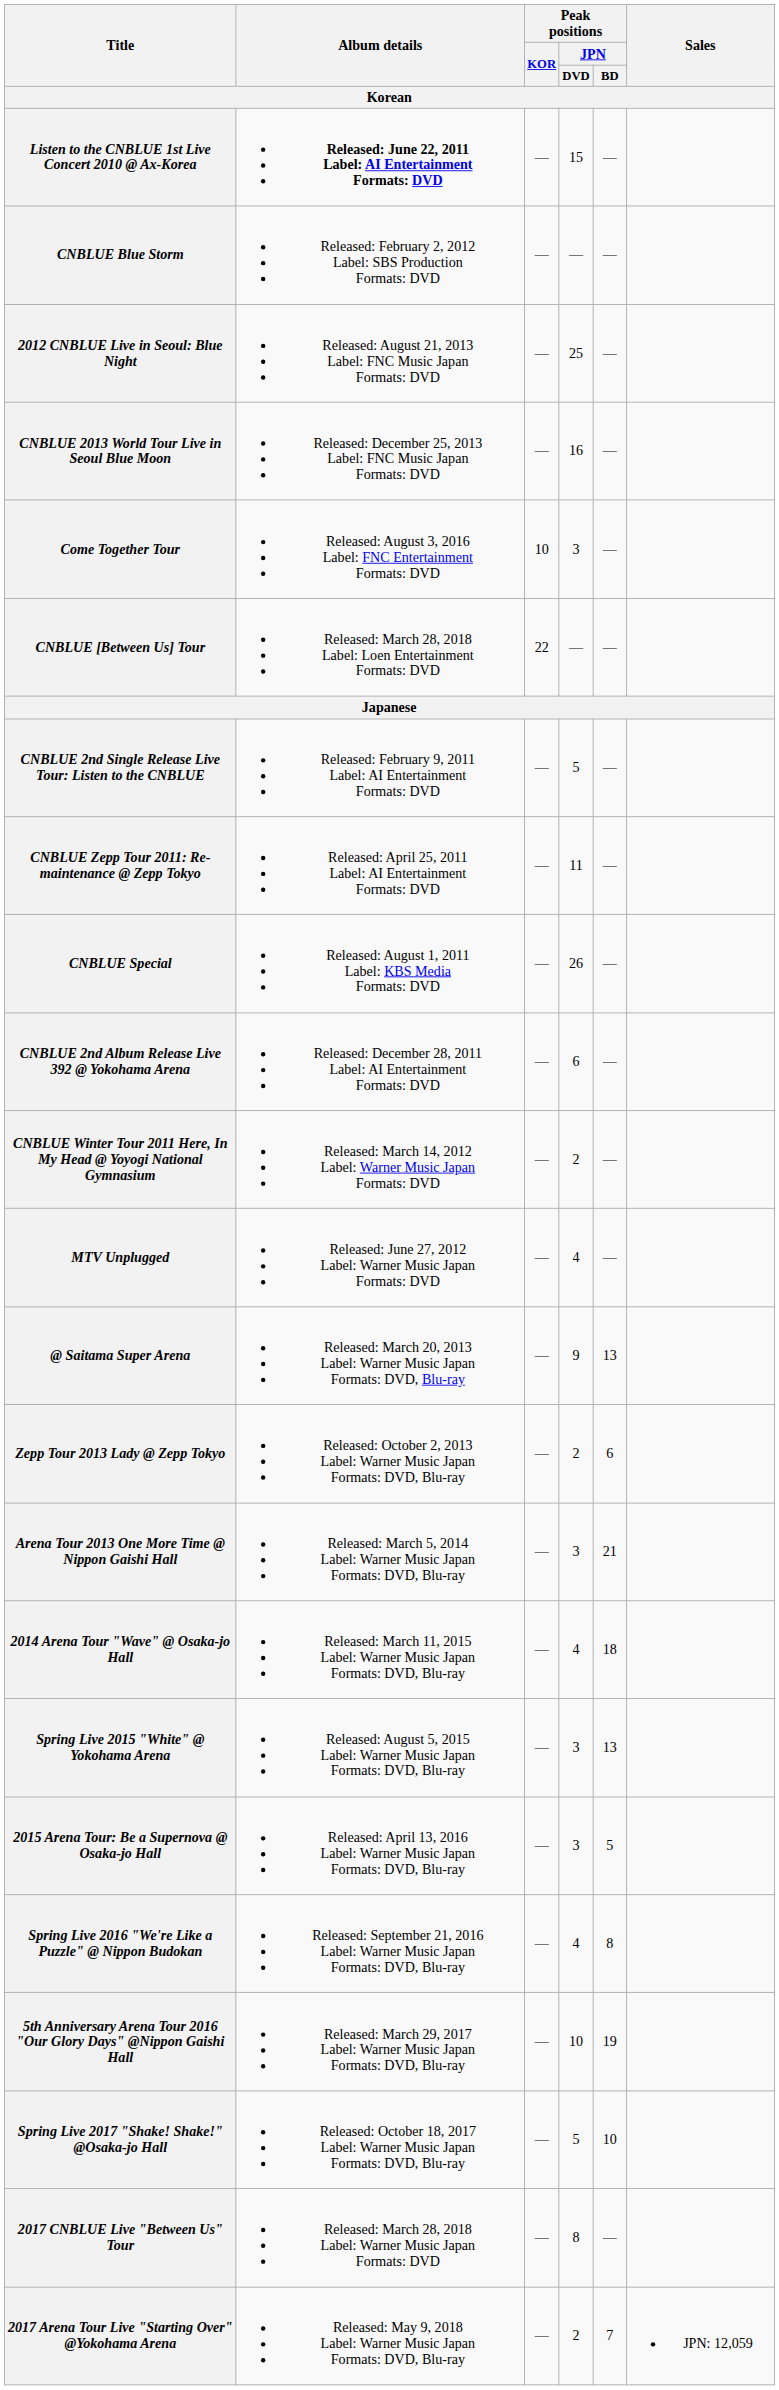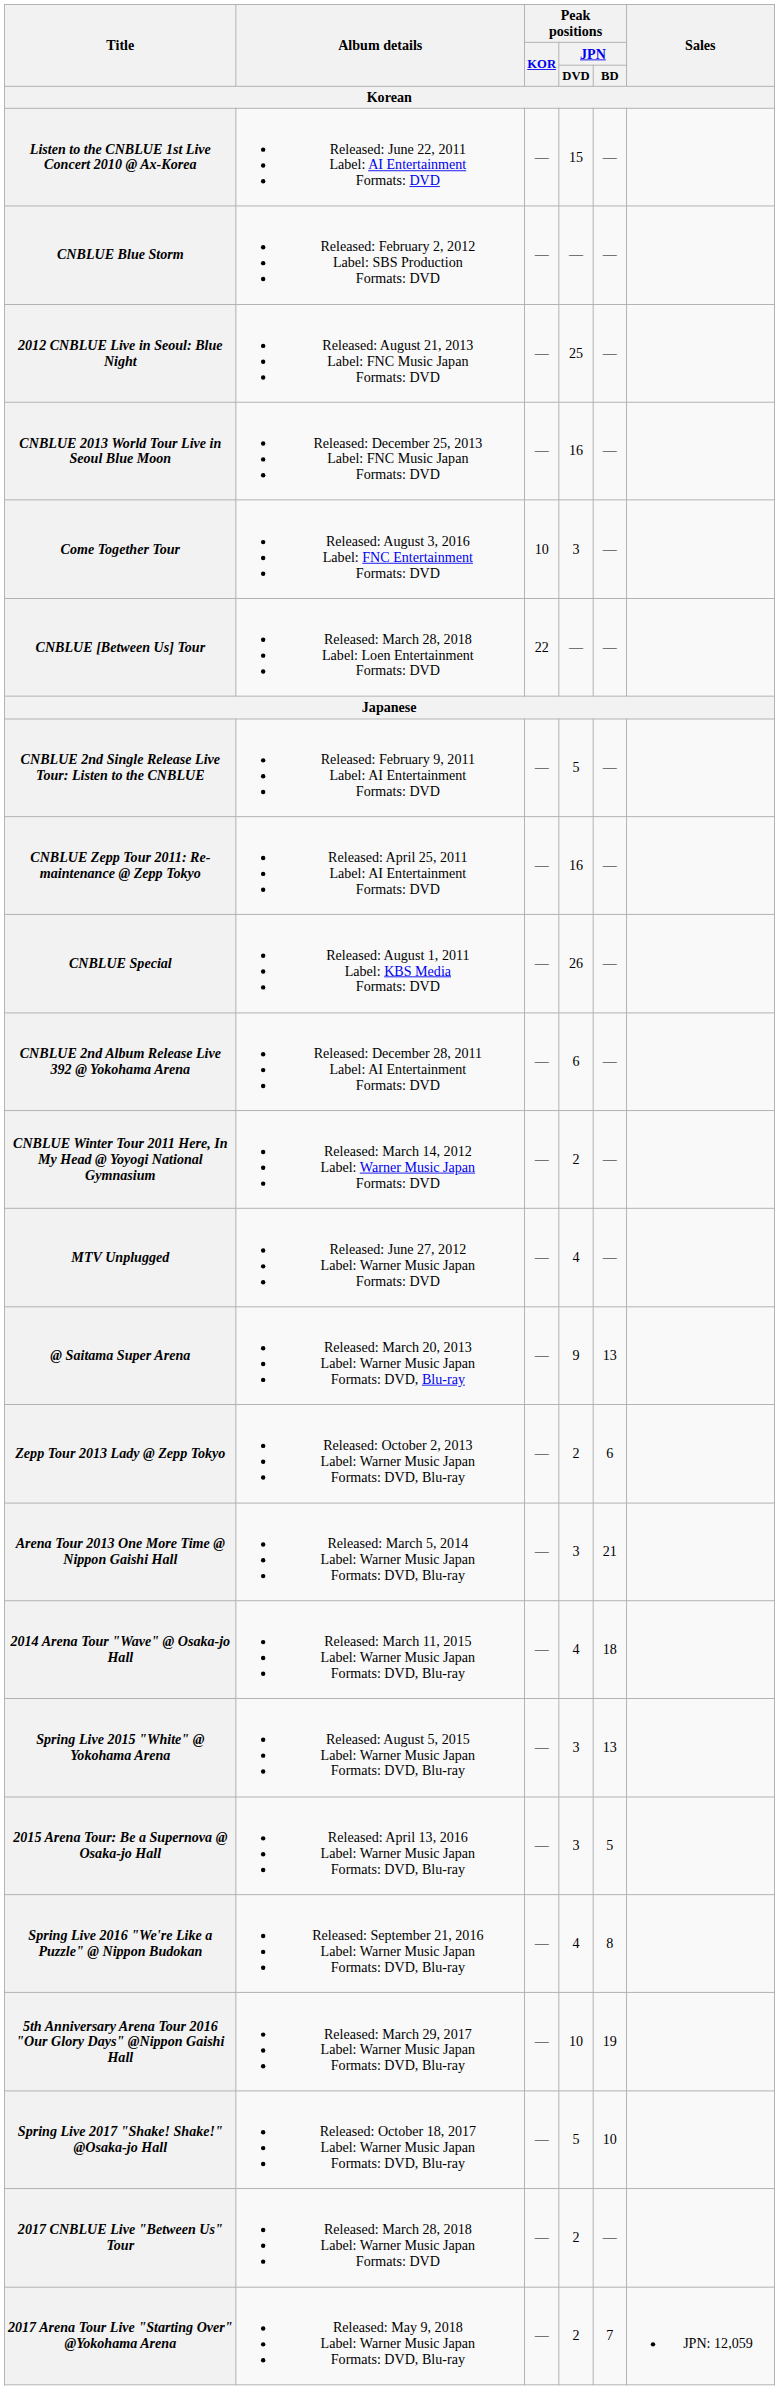(380, 165) bold -> (380, 165) normal
(576, 865) 11 -> (576, 865) 16
(576, 2237) 8 -> (576, 2237) 2
